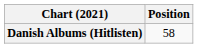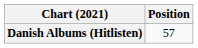(169, 33) 58 -> (169, 33) 57
